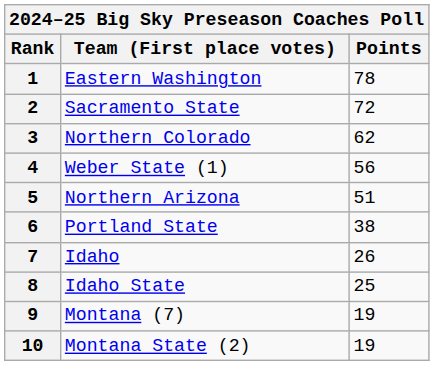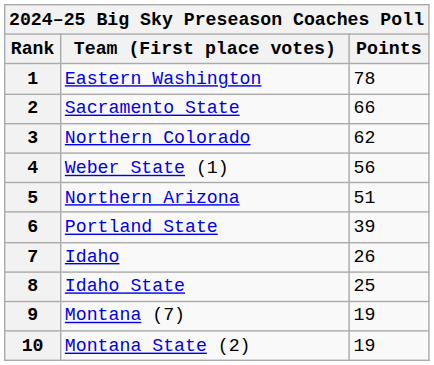(365, 109) 72 -> (365, 109) 66
(365, 227) 38 -> (365, 227) 39
